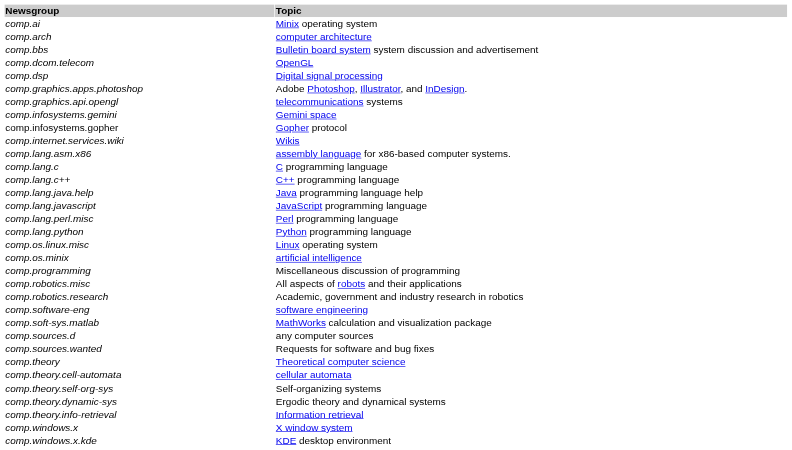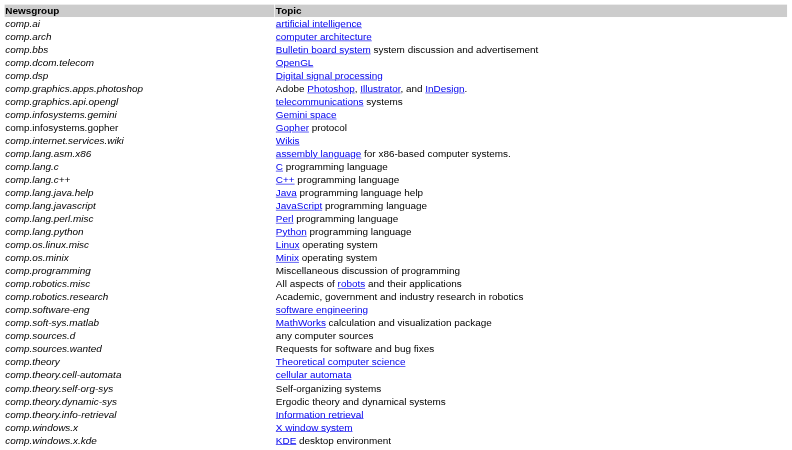(327, 24) Minix operating system -> (319, 24) artificial intelligence
(319, 258) artificial intelligence -> (327, 258) Minix operating system
